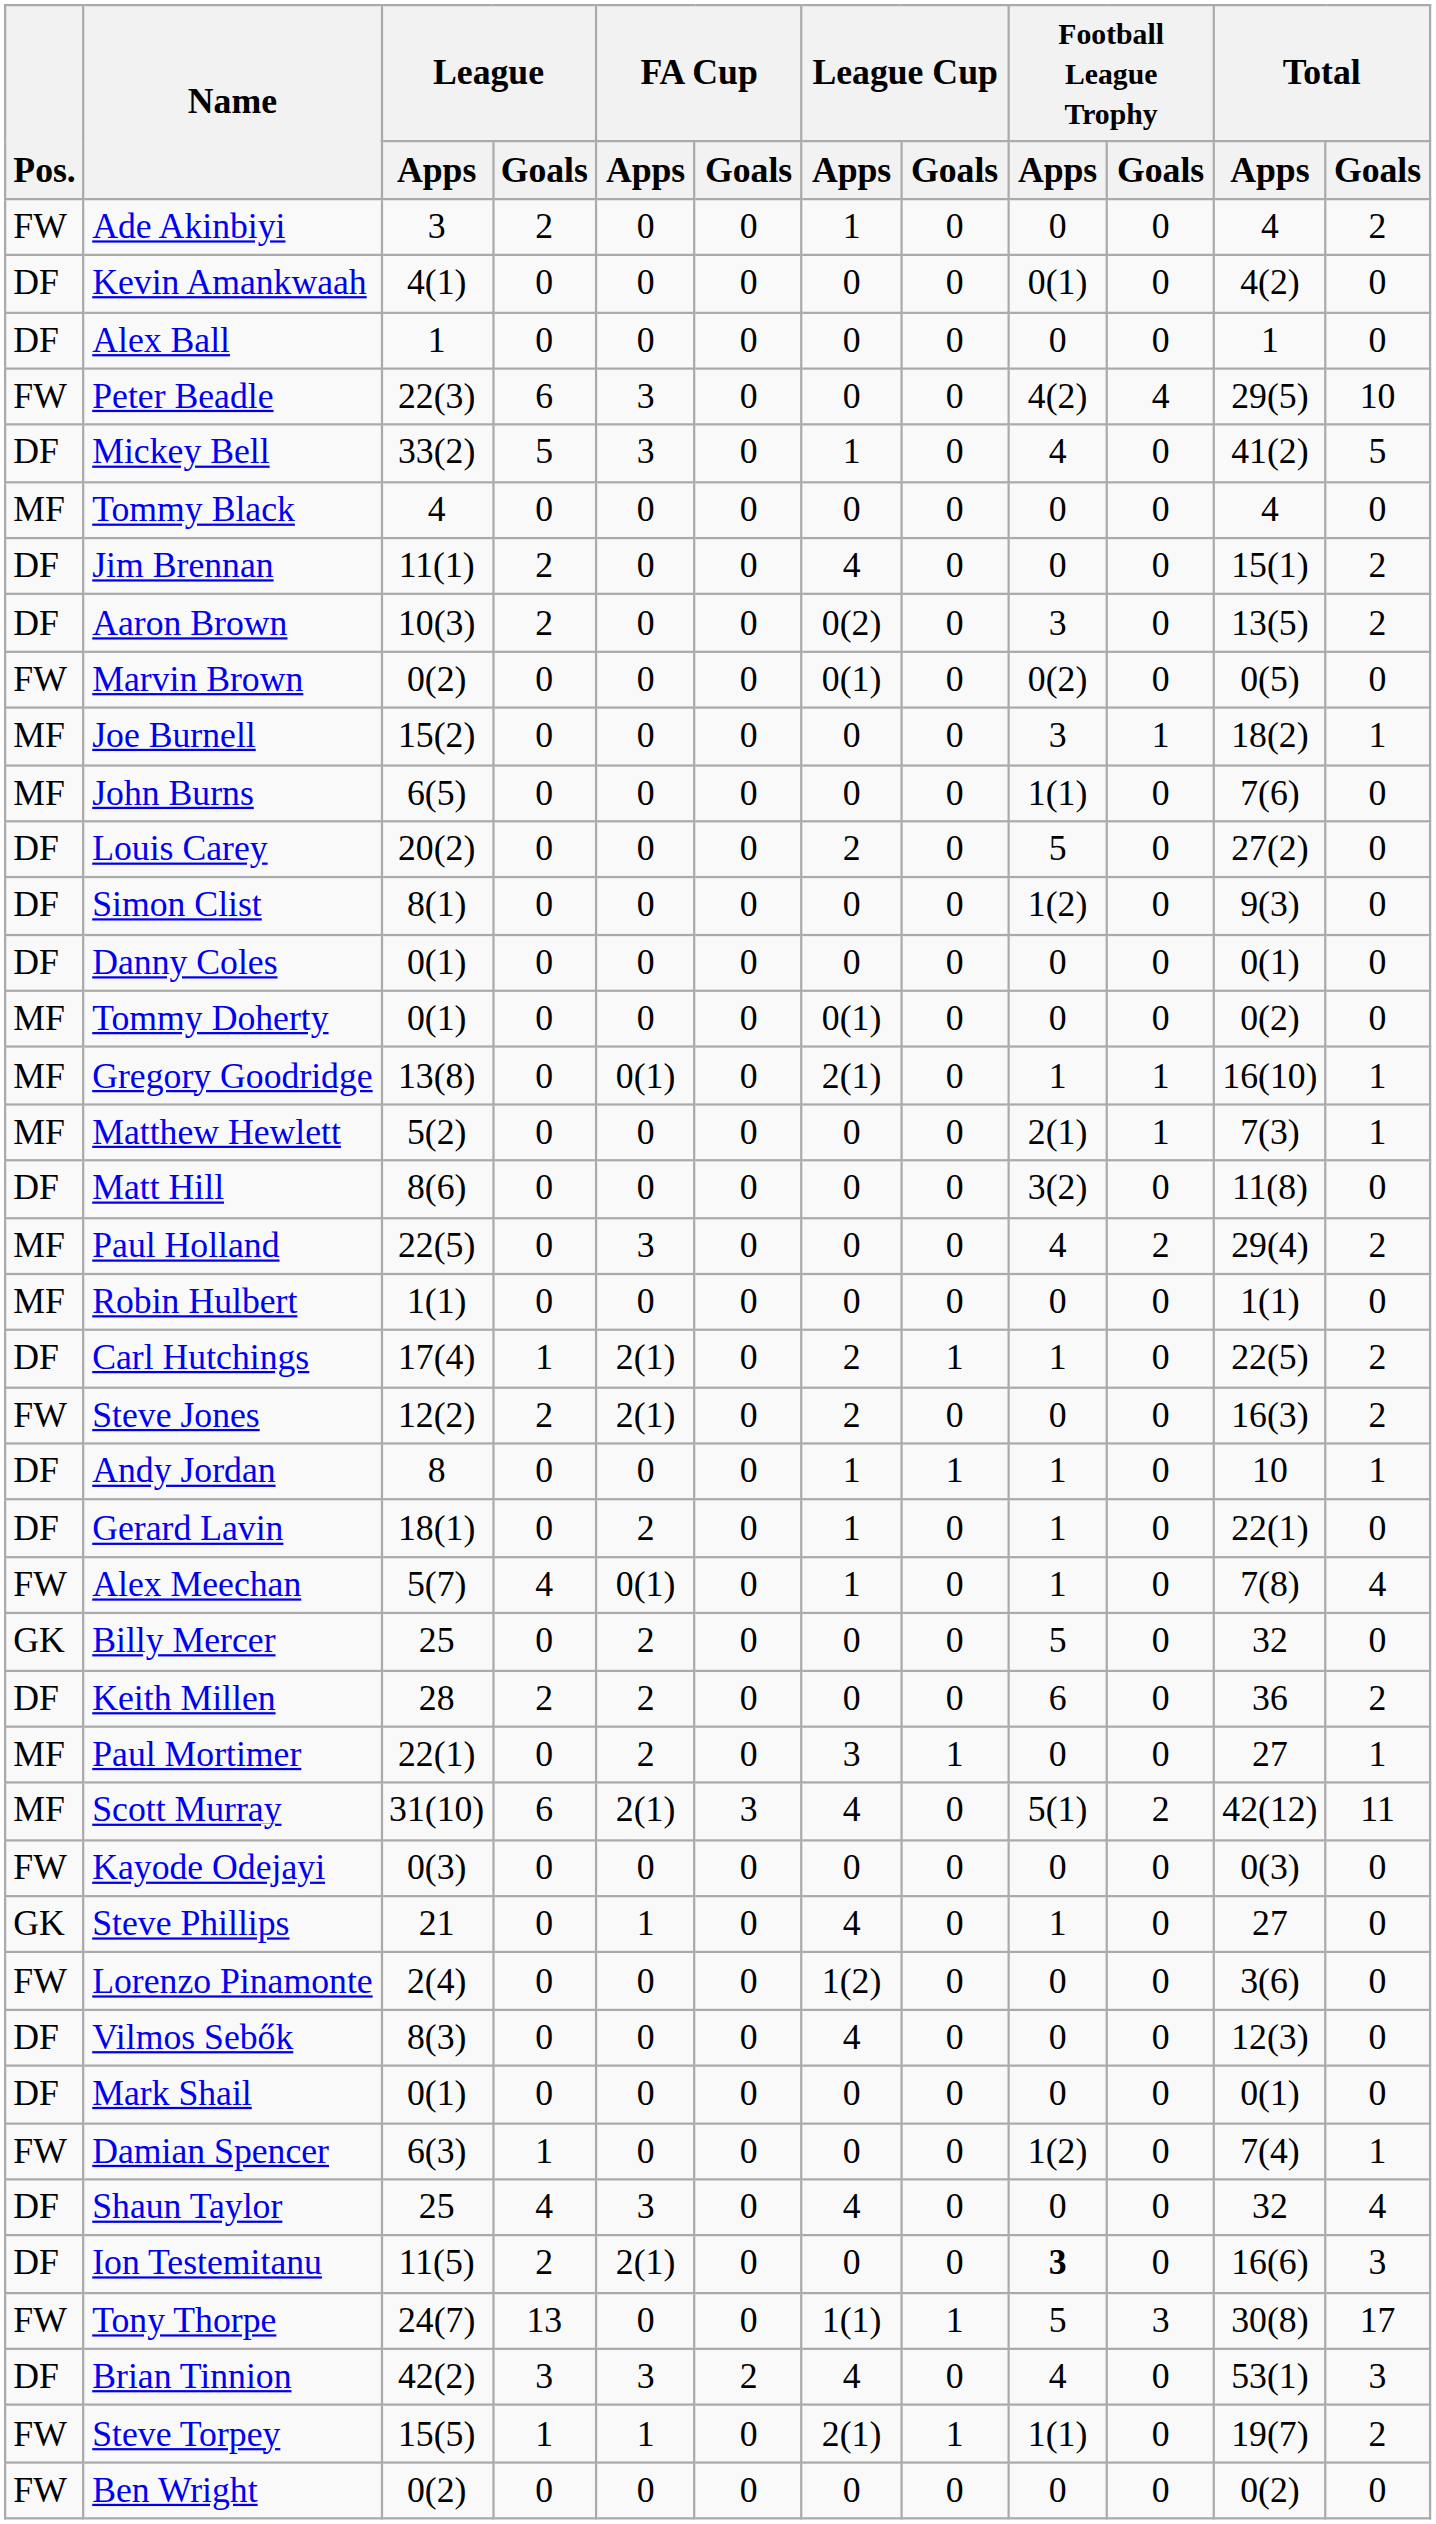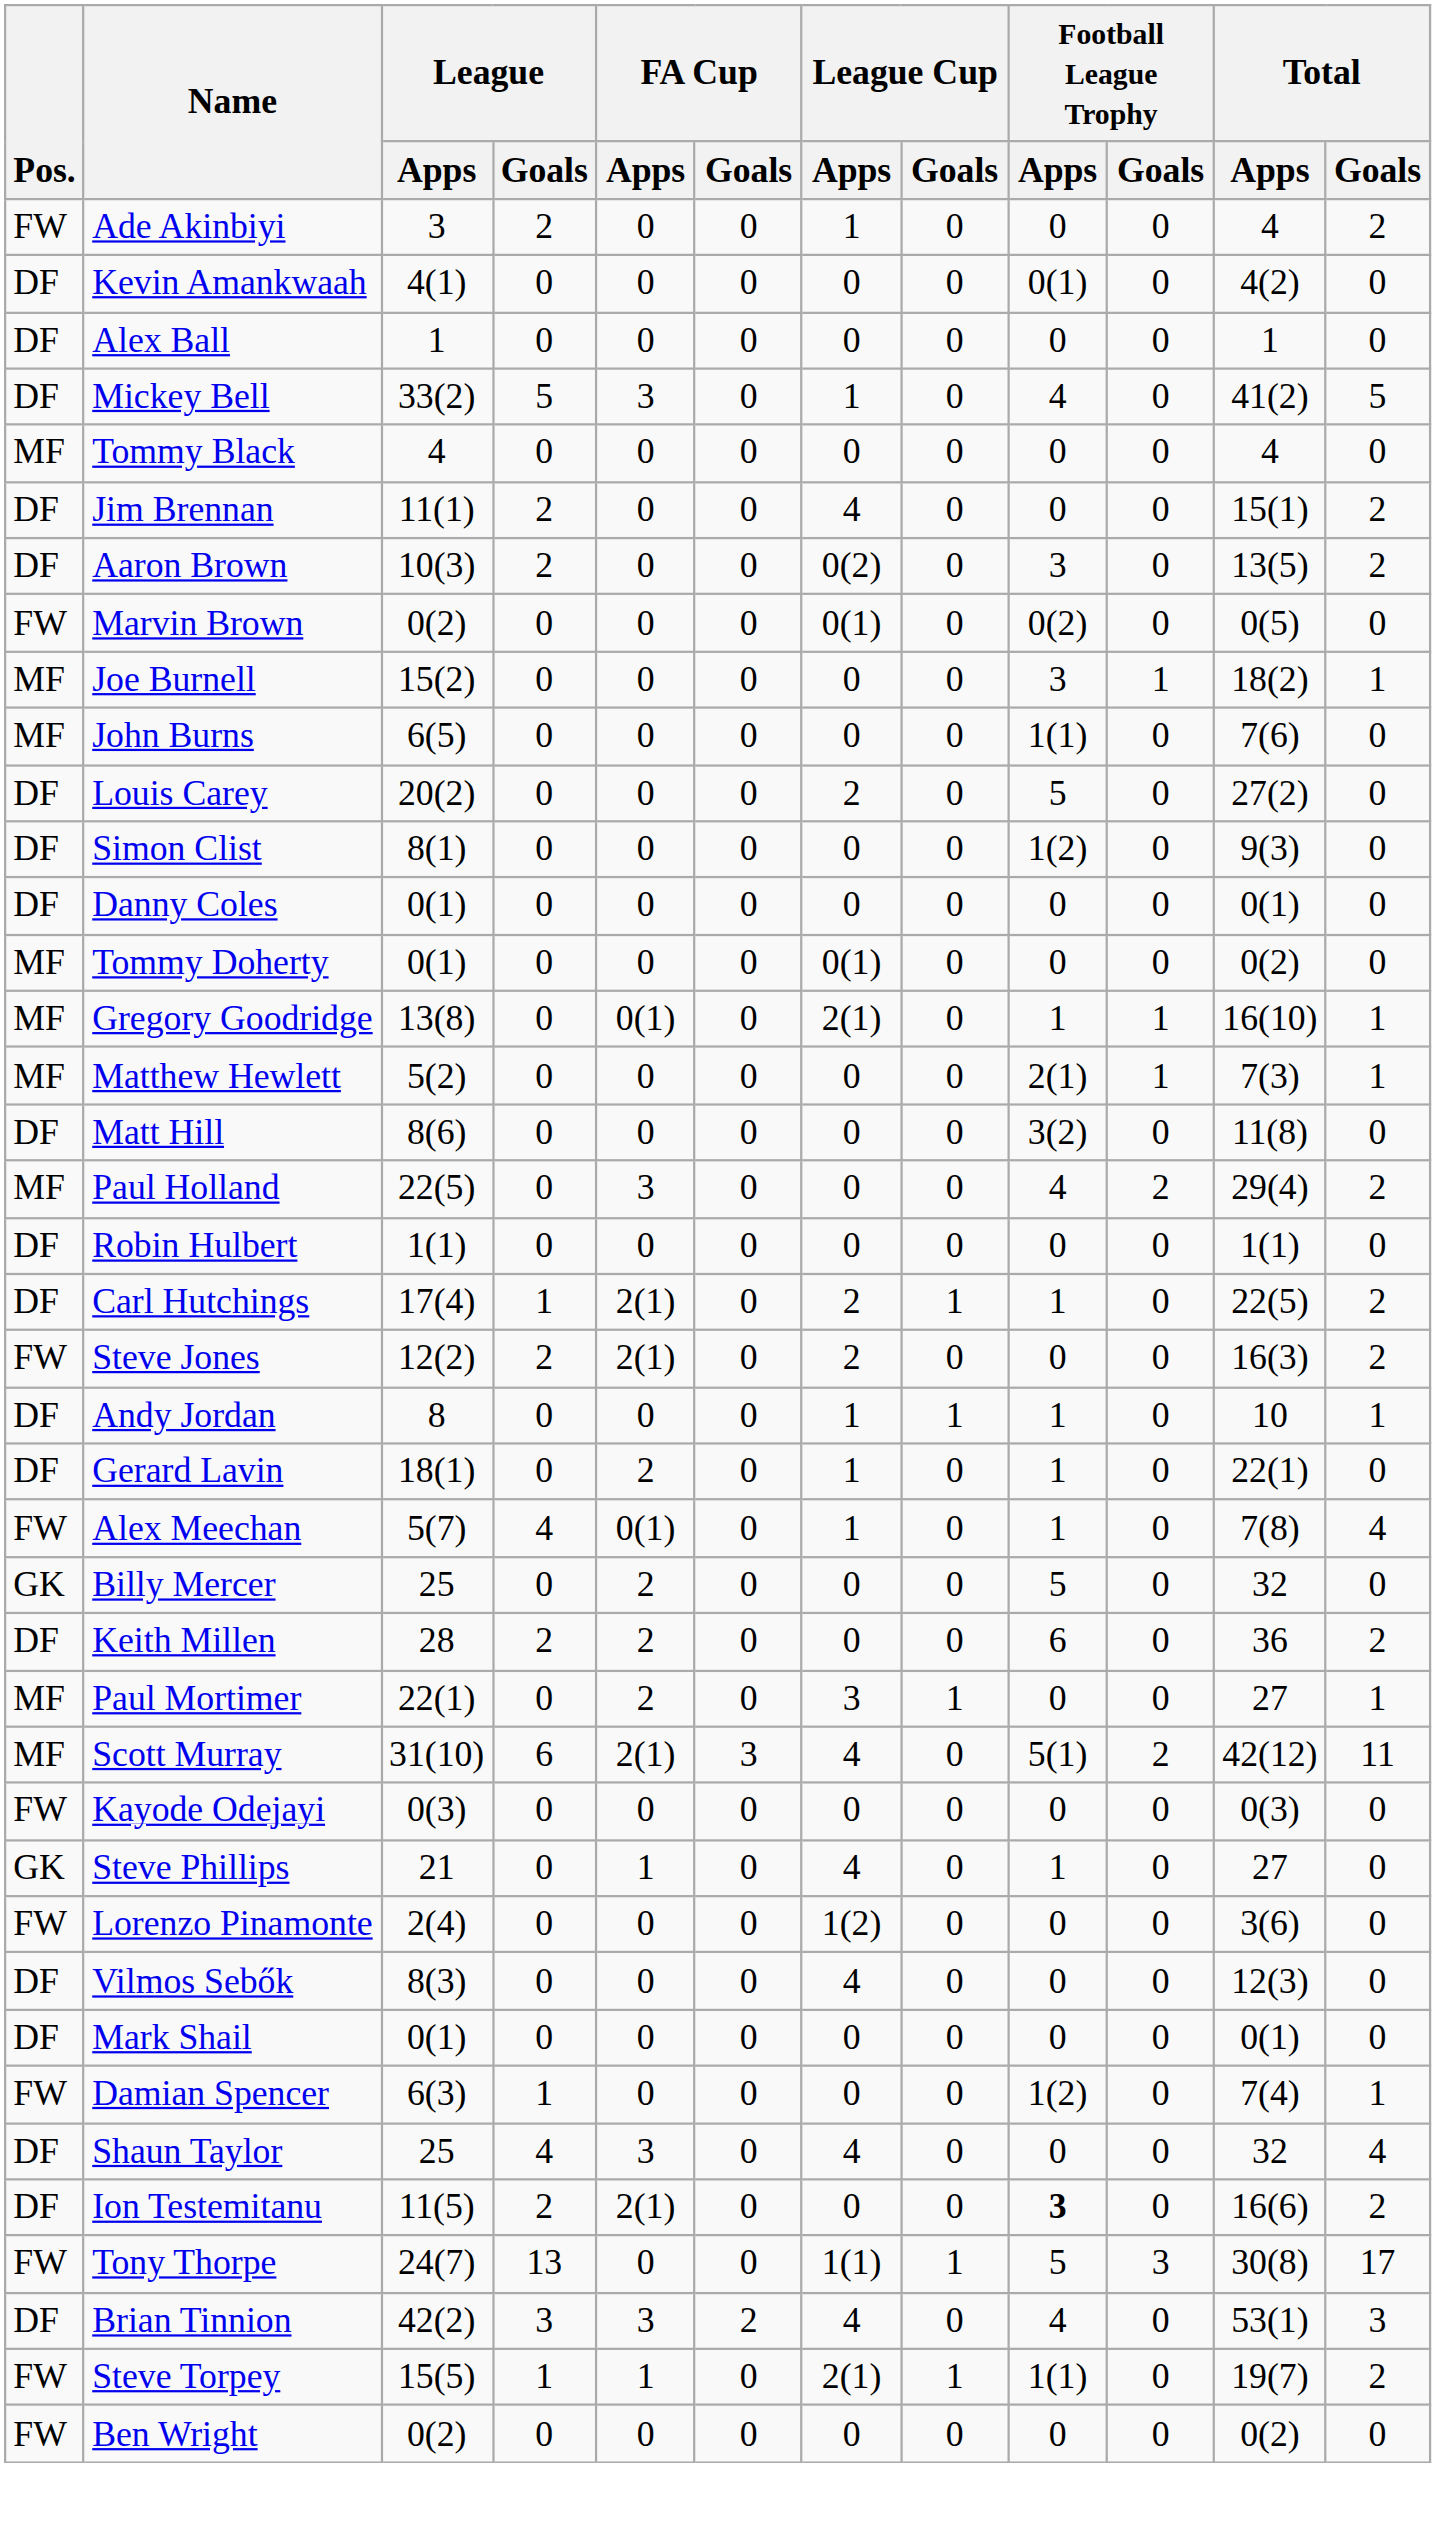- row: (183, 396)
(39, 1301) MF -> (36, 1244) DF
(1378, 2263) 3 -> (1378, 2206) 2
